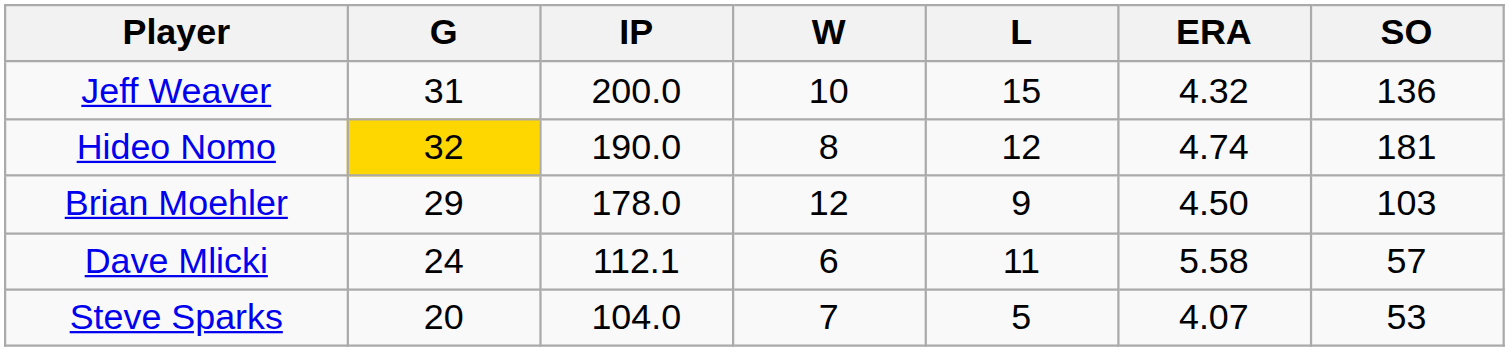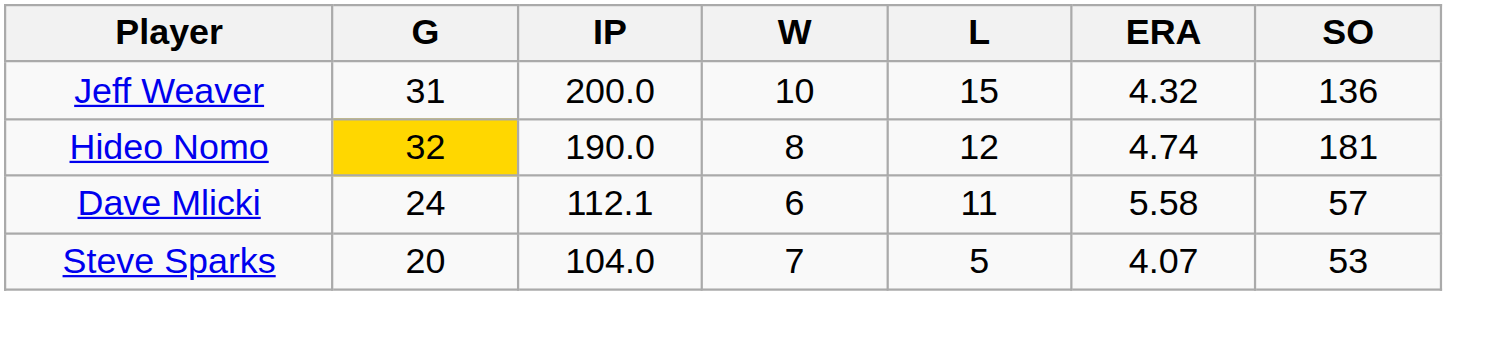- row: (176, 203)
